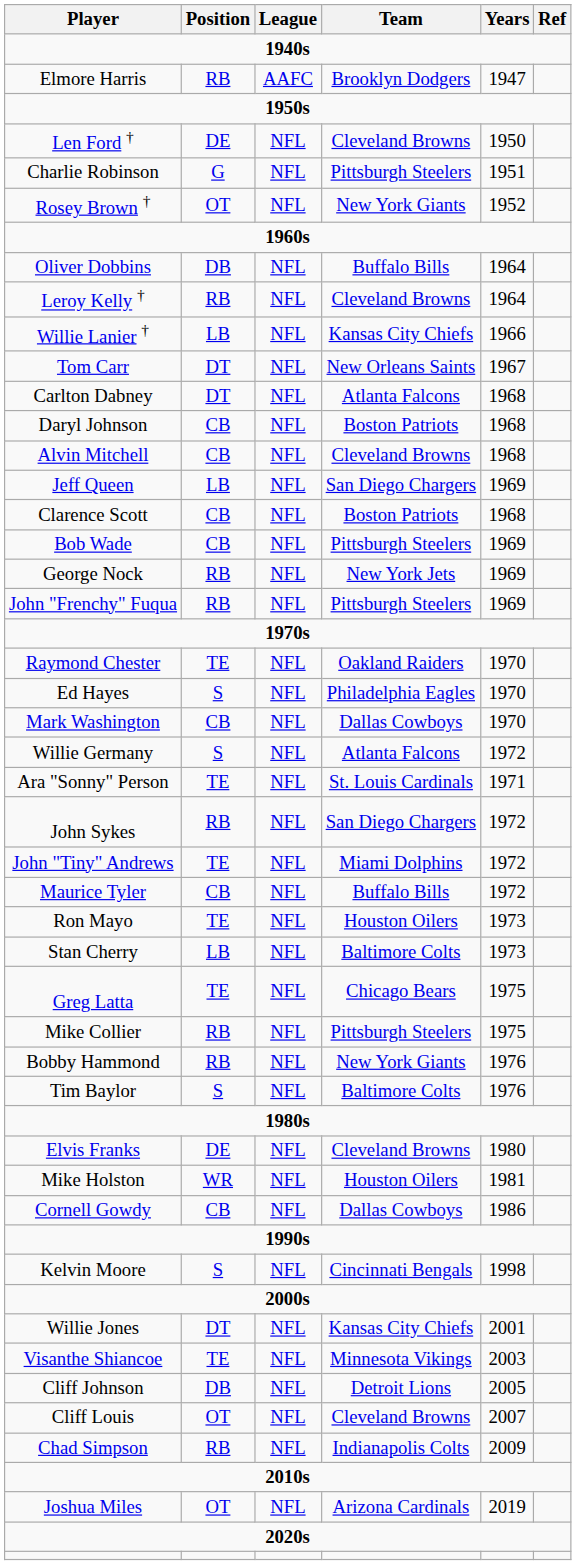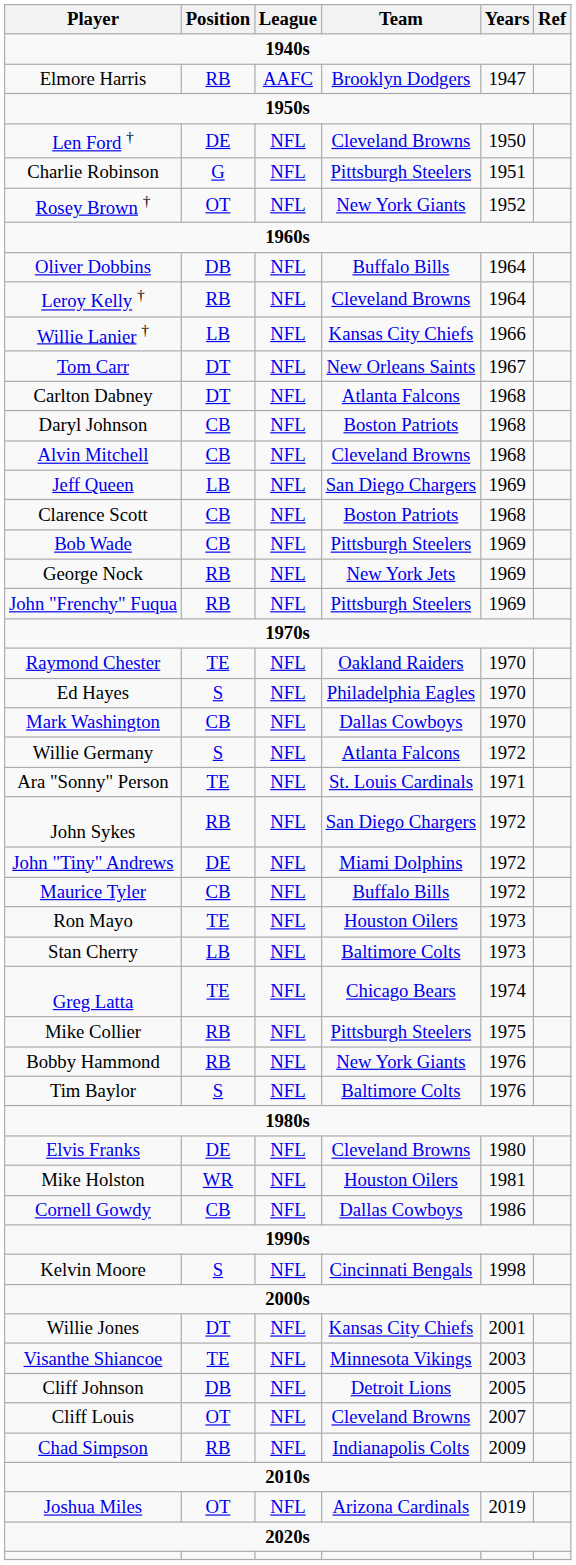(218, 862) TE -> (218, 862) DE
(507, 991) 1975 -> (507, 991) 1974
